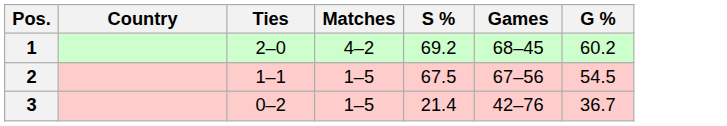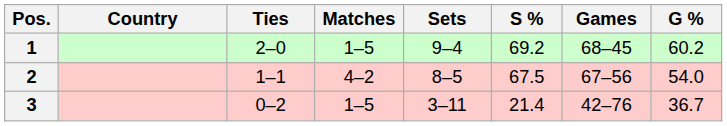+ column: (447, 18)
(359, 47) 4–2 -> (359, 47) 1–5
(359, 76) 1–5 -> (359, 76) 4–2
(598, 76) 54.5 -> (686, 76) 54.0
